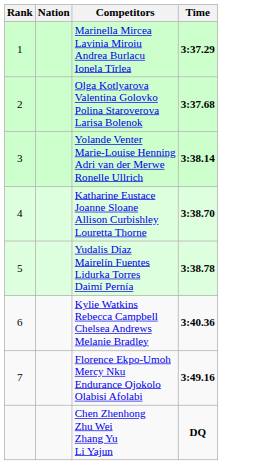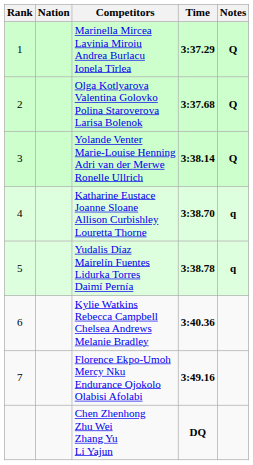+ column: (233, 13)
